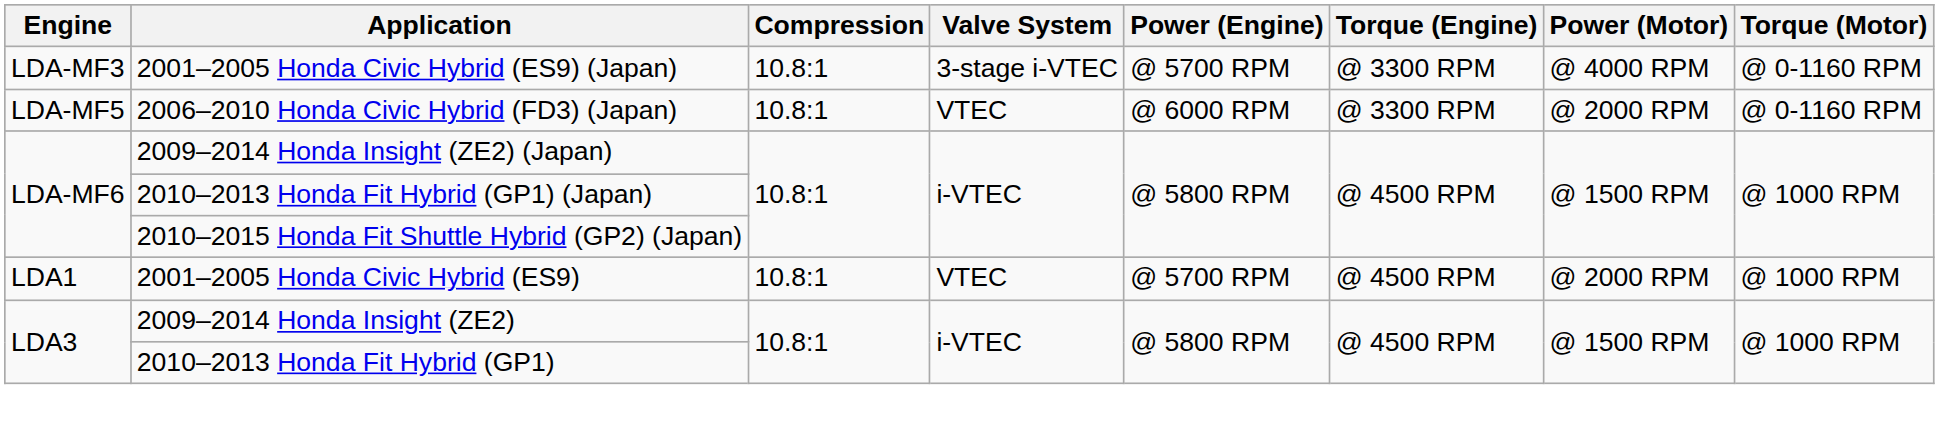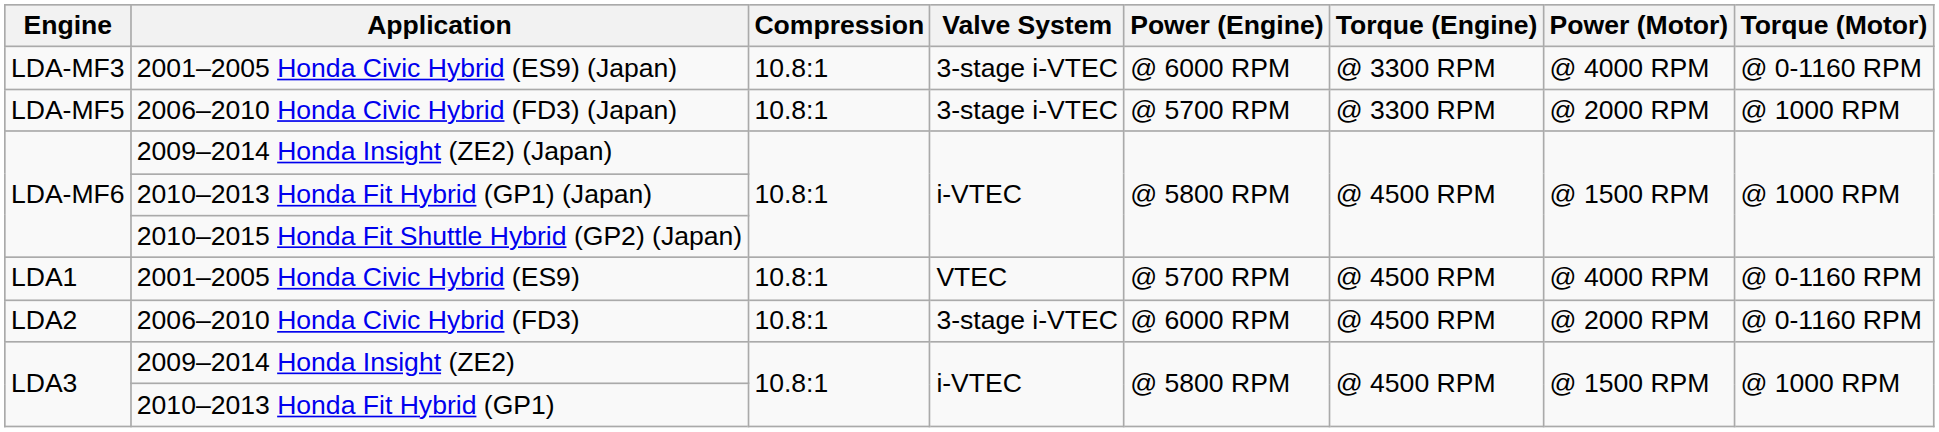(1210, 67) @ 5700 RPM -> (1210, 67) @ 6000 RPM
(972, 109) VTEC -> (1027, 109) 3-stage i-VTEC
(1210, 109) @ 6000 RPM -> (1210, 109) @ 5700 RPM
(1831, 109) @ 0-1160 RPM -> (1820, 109) @ 1000 RPM
(1630, 278) @ 2000 RPM -> (1630, 278) @ 4000 RPM
(1820, 278) @ 1000 RPM -> (1831, 278) @ 0-1160 RPM
+ row: (358, 320)
